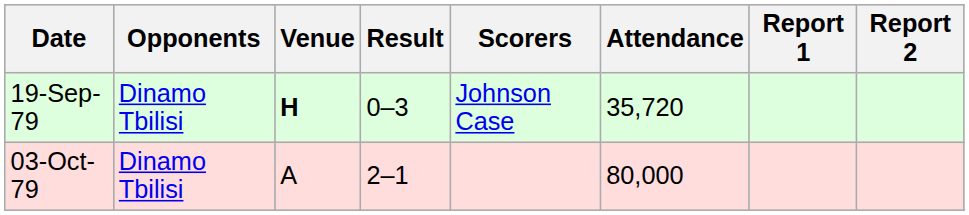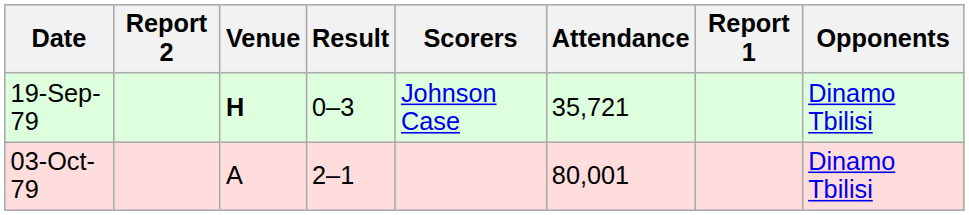columns swapped: (194, 38) <-> (910, 38)
(645, 107) 35,720 -> (590, 107) 35,721
(645, 175) 80,000 -> (590, 175) 80,001
